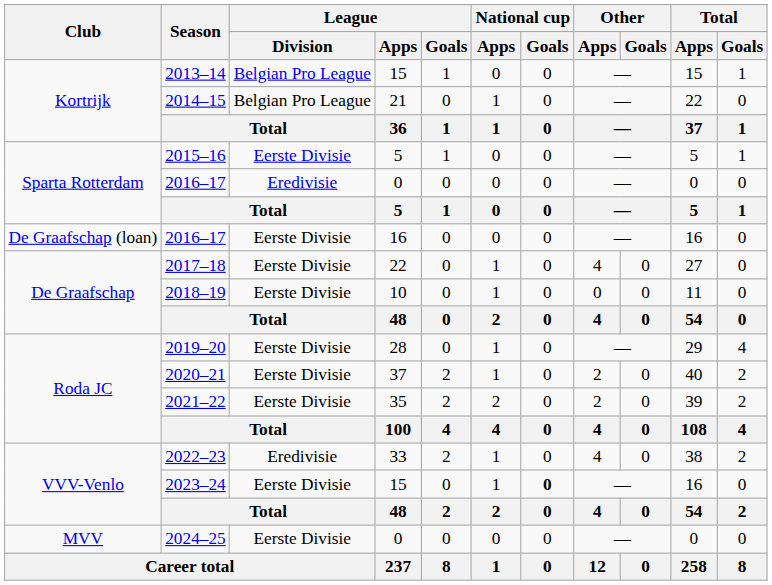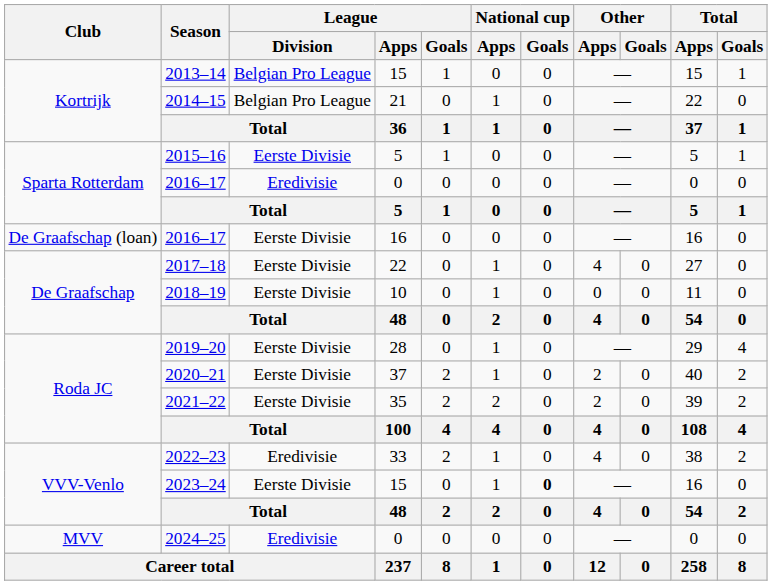(302, 538) Eerste Divisie -> (302, 538) Eredivisie
